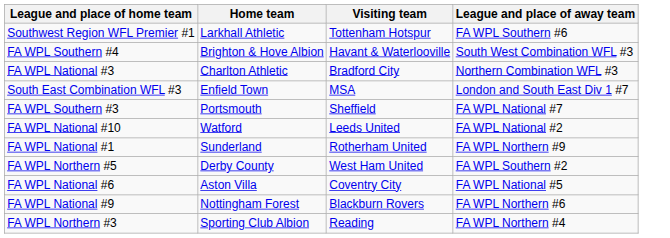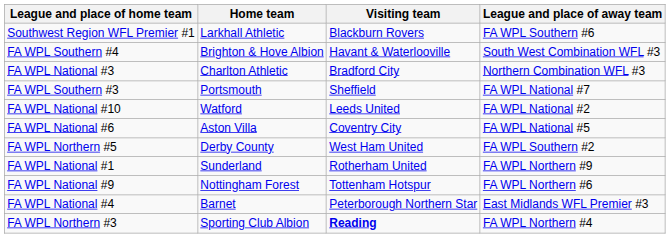(380, 33) Tottenham Hotspur -> (377, 33) Blackburn Rovers
- row: (94, 90)
rows swapped: (61, 185) <-> (61, 147)
(377, 204) Blackburn Rovers -> (380, 185) Tottenham Hotspur
+ row: (61, 204)
(352, 223) normal -> (353, 223) bold
